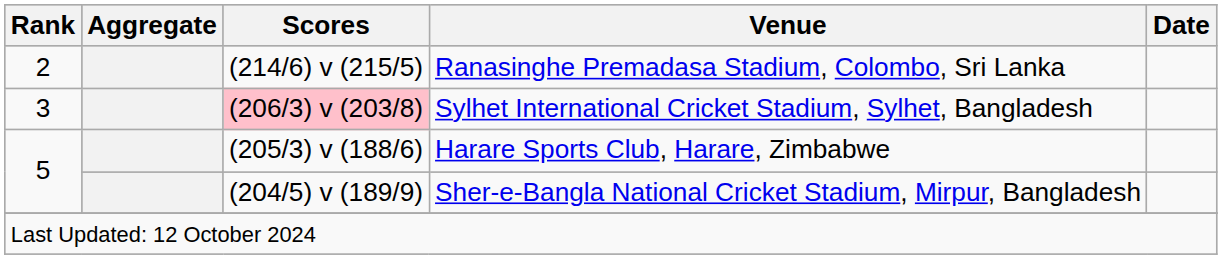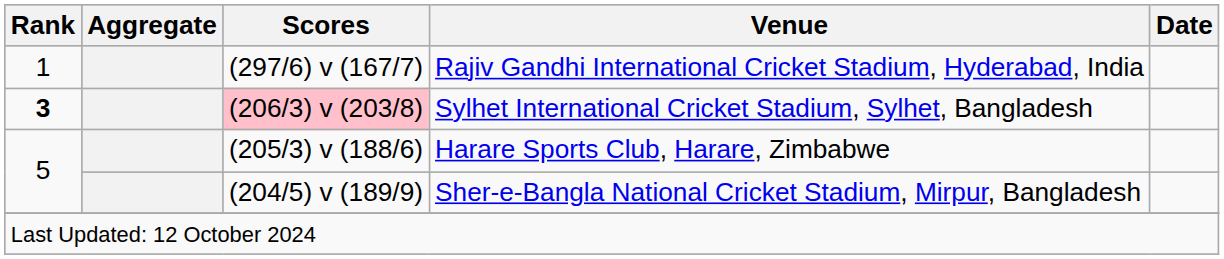+ row: (790, 66)
- row: (750, 66)
(43, 108) normal -> (43, 108) bold
